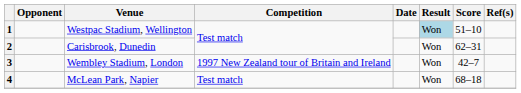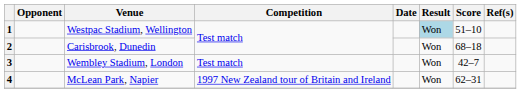(468, 46) 62–31 -> (468, 46) 68–18
(294, 63) 1997 New Zealand tour of Britain and Ireland -> (220, 63) Test match
(220, 79) Test match -> (294, 79) 1997 New Zealand tour of Britain and Ireland
(468, 79) 68–18 -> (468, 79) 62–31
